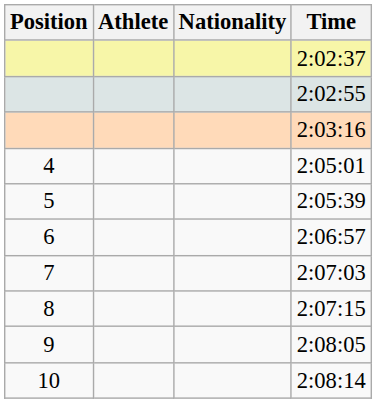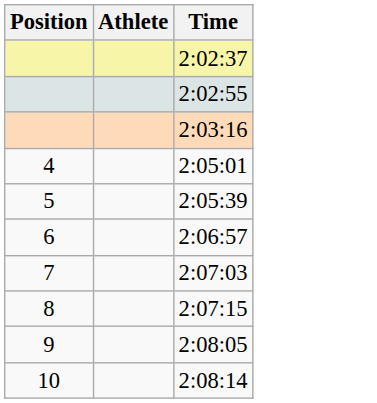- column: (232, 22)
